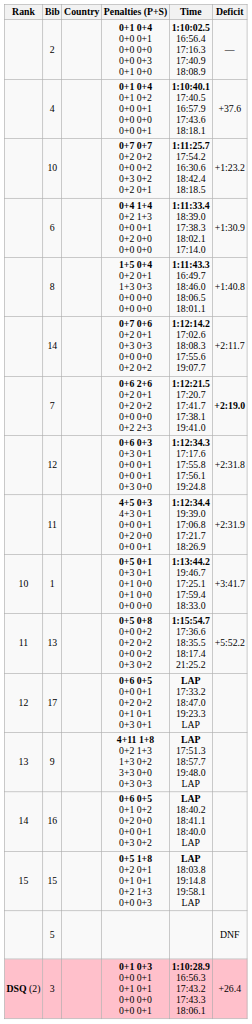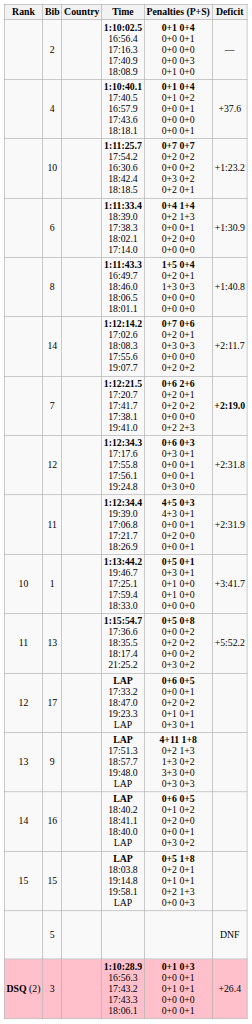columns swapped: (191, 12) <-> (135, 12)
